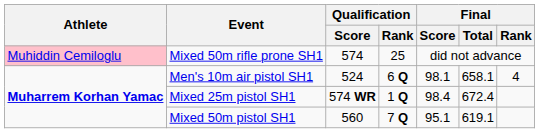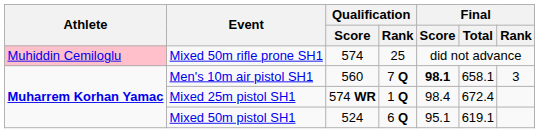(352, 77) 524 -> (352, 77) 560
(398, 77) 6 Q -> (398, 77) 7 Q
(438, 77) normal -> (438, 77) bold
(516, 77) 4 -> (516, 77) 3
(352, 117) 560 -> (352, 117) 524
(398, 117) 7 Q -> (398, 117) 6 Q
